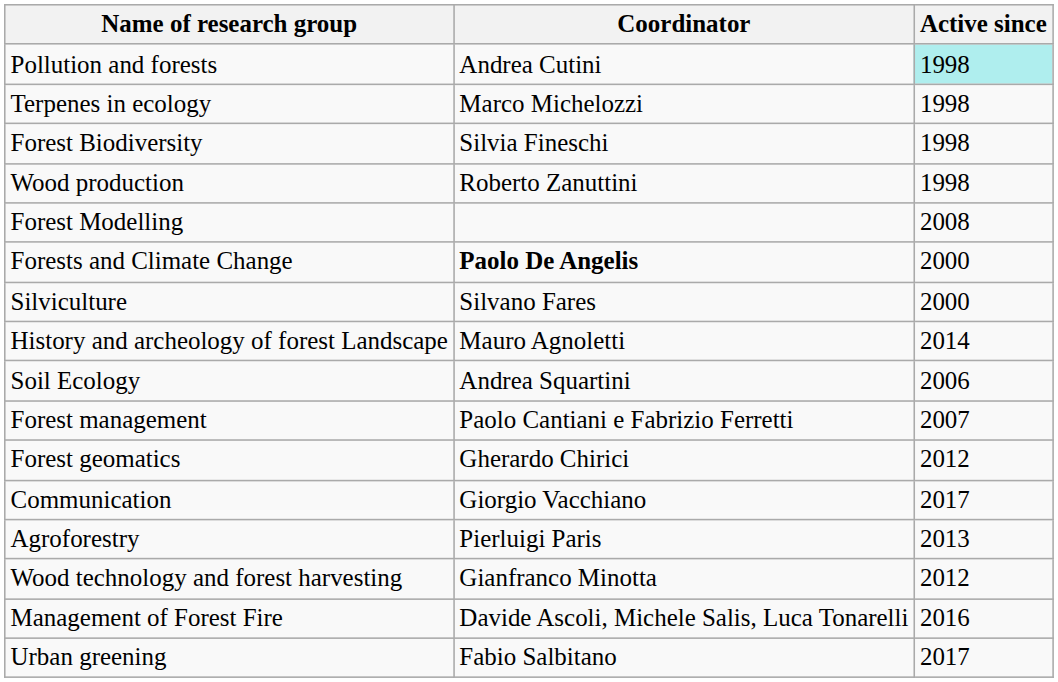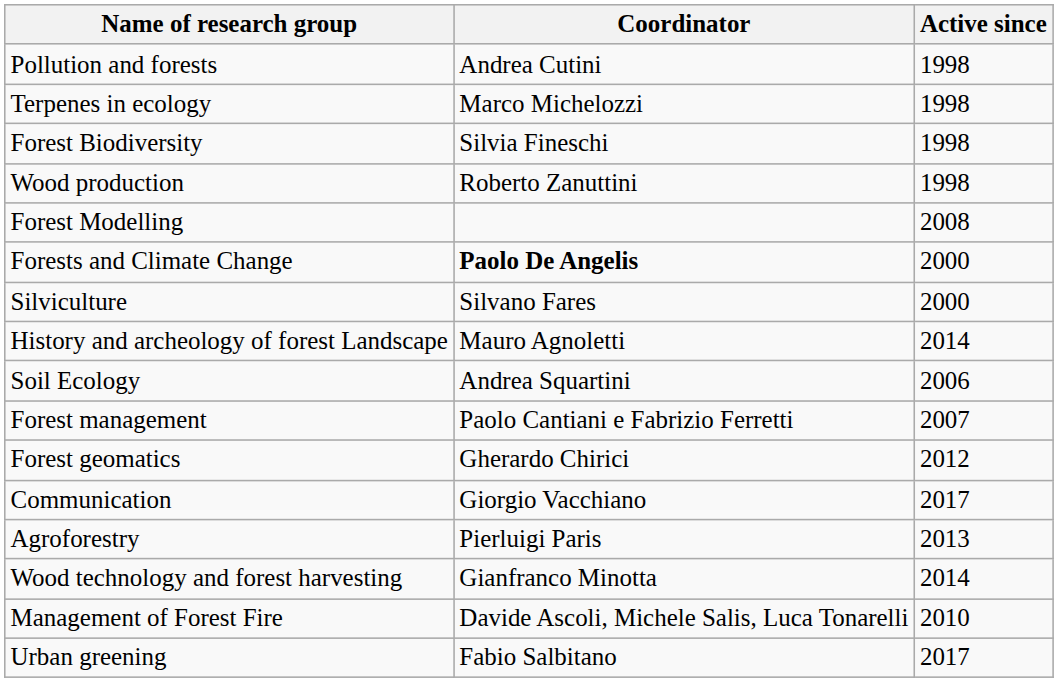(945, 63) paleturquoise background -> (945, 63) no background
(945, 578) 2012 -> (945, 578) 2014
(945, 618) 2016 -> (945, 618) 2010
